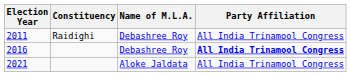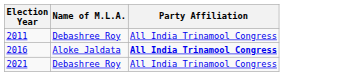- column: (84, 16)
(154, 50) Debashree Roy -> (87, 50) Aloke Jaldata
(154, 64) Aloke Jaldata -> (87, 64) Debashree Roy
